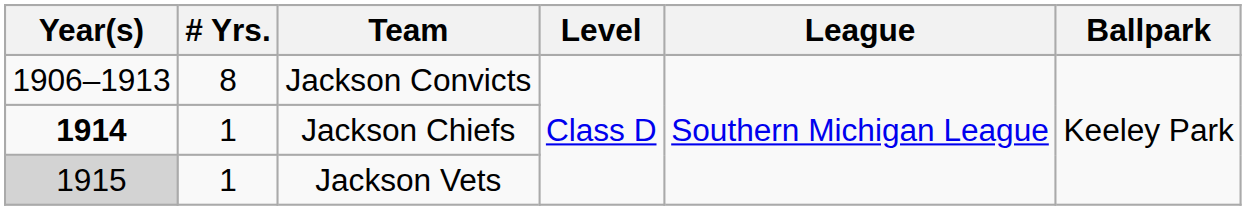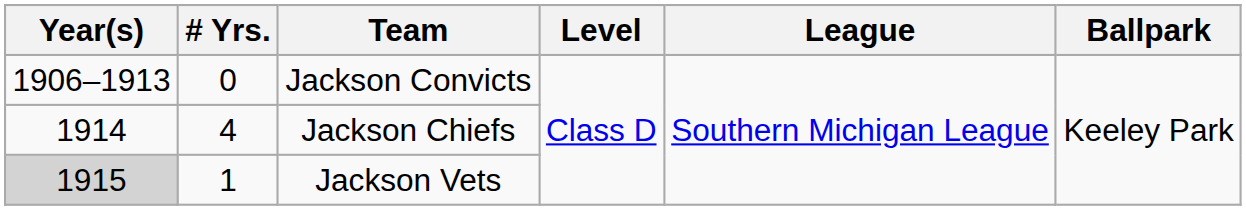(228, 80) 8 -> (228, 80) 0
(91, 130) bold -> (91, 130) normal
(228, 130) 1 -> (228, 130) 4
